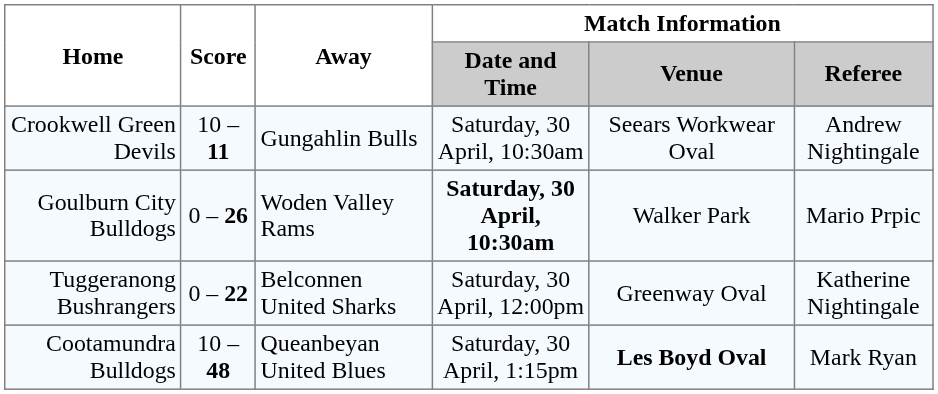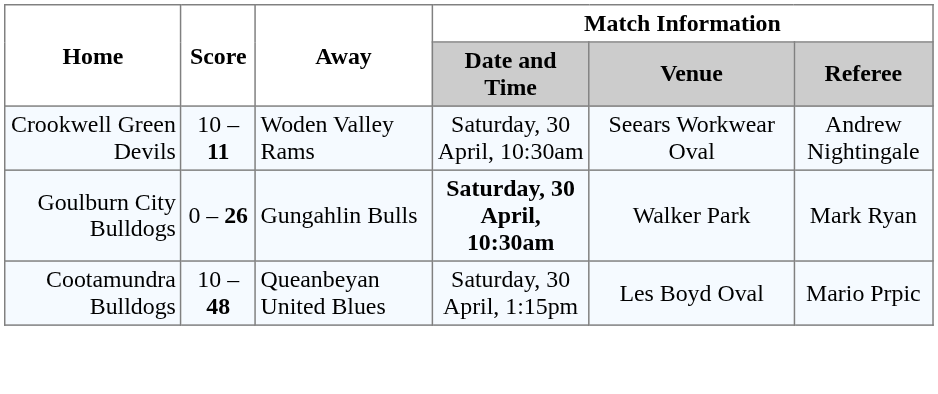(339, 137) Gungahlin Bulls -> (327, 137) Woden Valley Rams
(327, 215) Woden Valley Rams -> (339, 215) Gungahlin Bulls
(863, 215) Mario Prpic -> (863, 215) Mark Ryan
- row: (113, 292)
(692, 356) bold -> (692, 292) normal
(863, 356) Mark Ryan -> (863, 292) Mario Prpic
